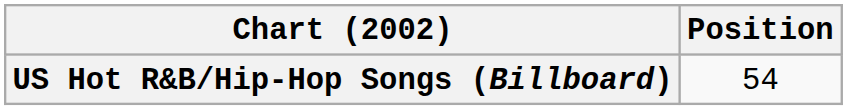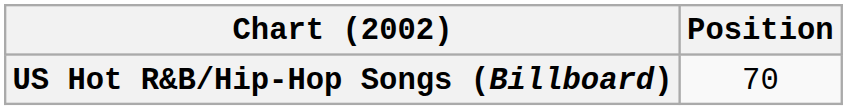(760, 80) 54 -> (760, 80) 70
